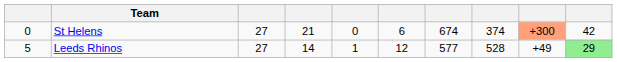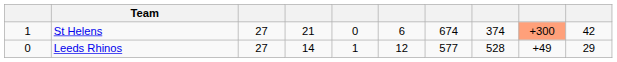(28, 31) 0 -> (28, 31) 1
(28, 48) 5 -> (28, 48) 0
(589, 48) lightgreen background -> (589, 48) no background
